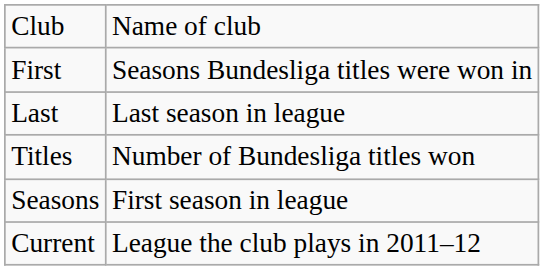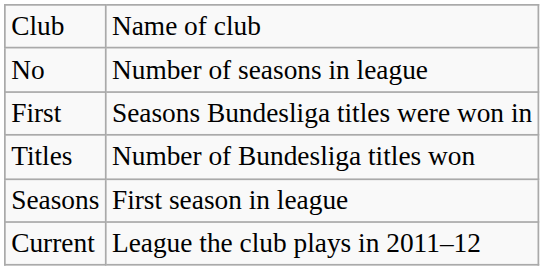+ row: (28, 69)
- row: (35, 112)
